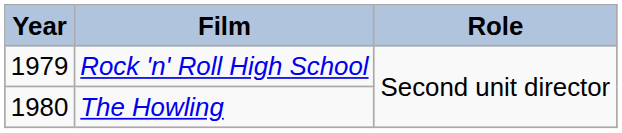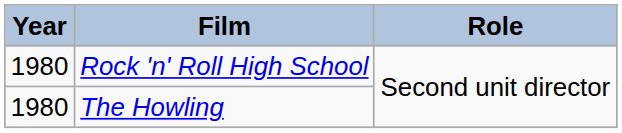(40, 66) 1979 -> (40, 66) 1980
